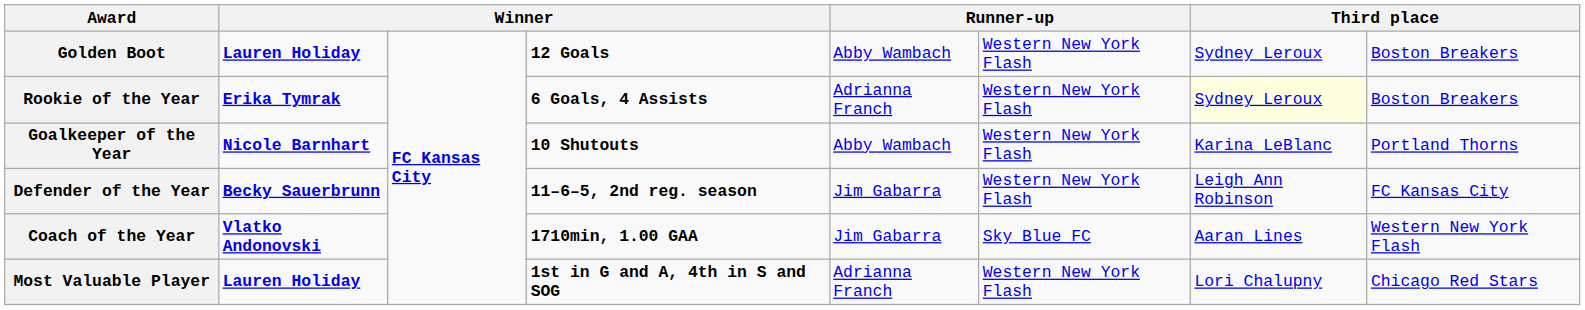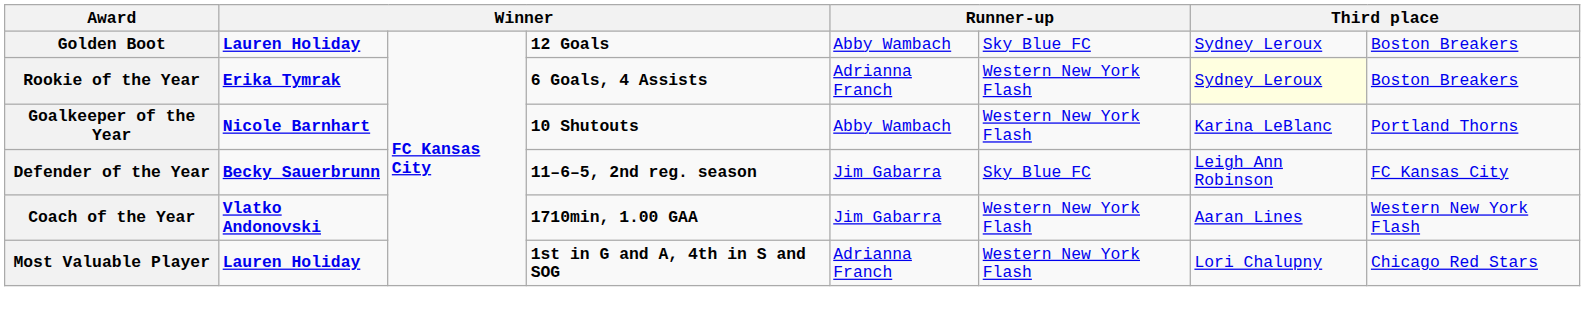(1061, 54) Western New York Flash -> (1037, 45) Sky Blue FC
(1061, 191) Western New York Flash -> (1037, 172) Sky Blue FC
(1037, 237) Sky Blue FC -> (1061, 218) Western New York Flash
